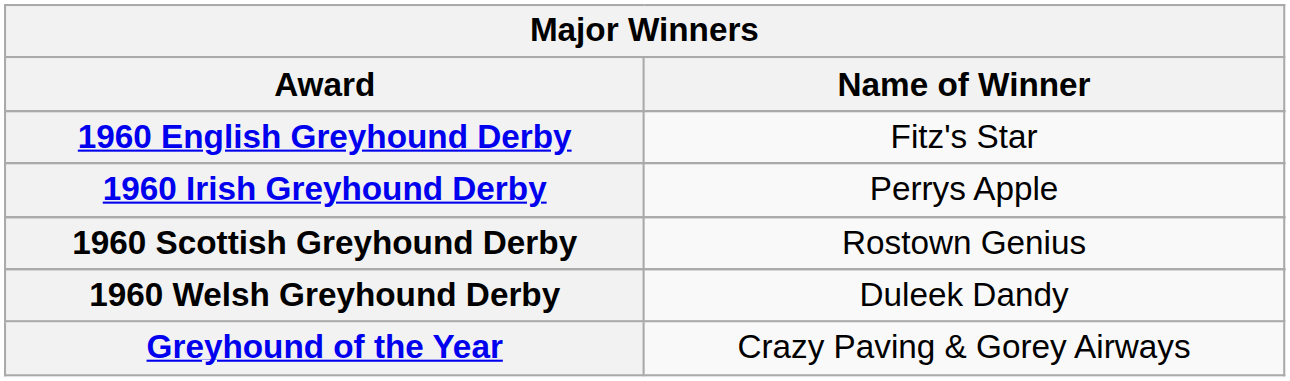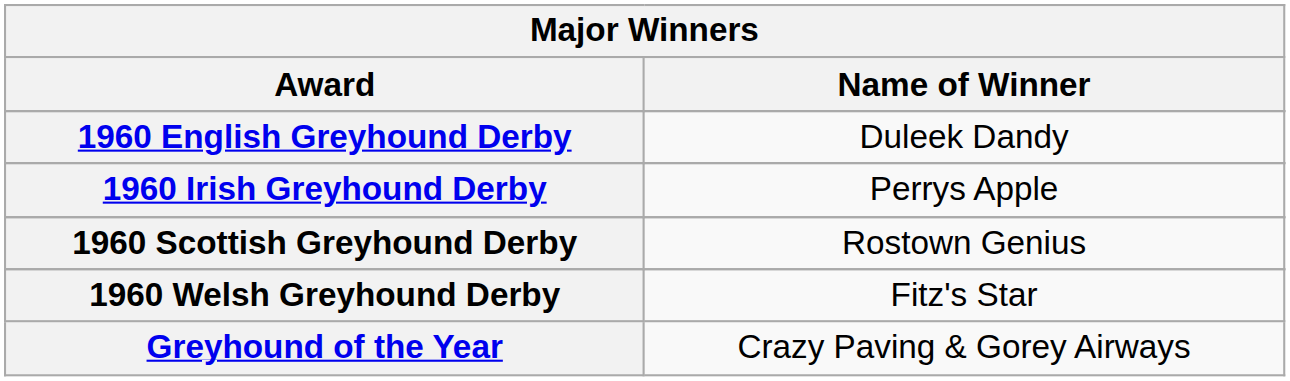(964, 136) Fitz's Star -> (964, 136) Duleek Dandy
(964, 294) Duleek Dandy -> (964, 294) Fitz's Star
